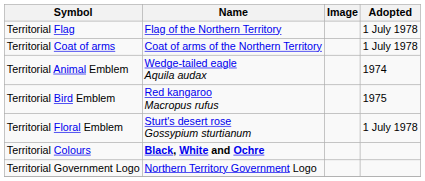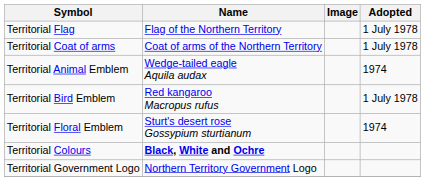(375, 99) 1975 -> (390, 99) 1 July 1978
(390, 128) 1 July 1978 -> (375, 128) 1974
